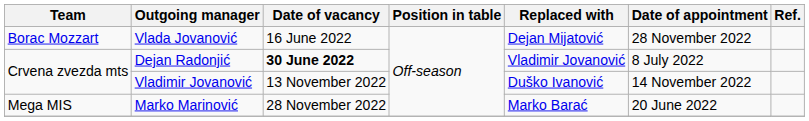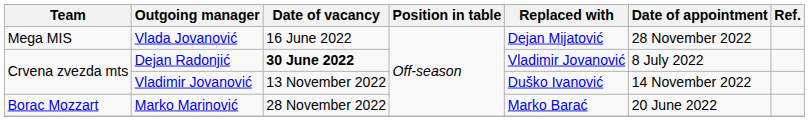(53, 37) Borac Mozzart -> (40, 37) Mega MIS
(40, 104) Mega MIS -> (53, 104) Borac Mozzart
